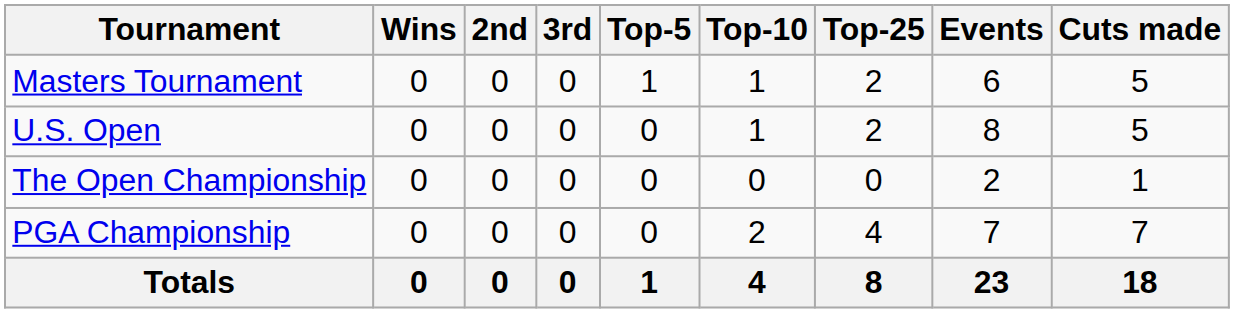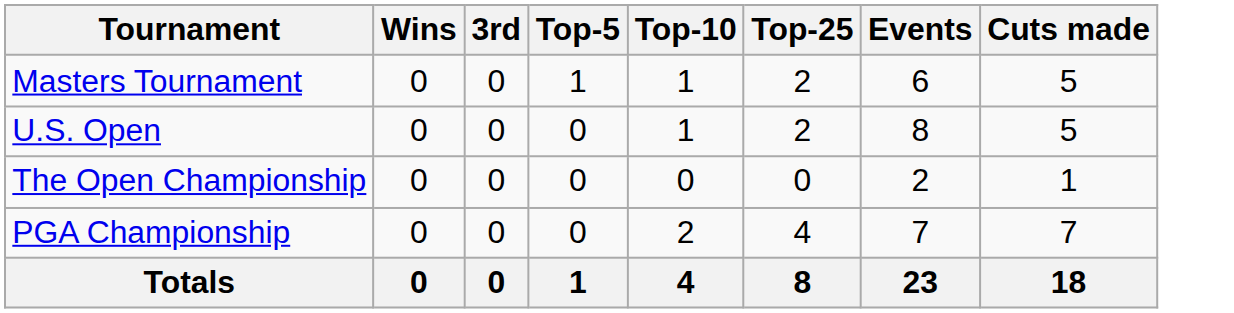- column: (500, 29)
